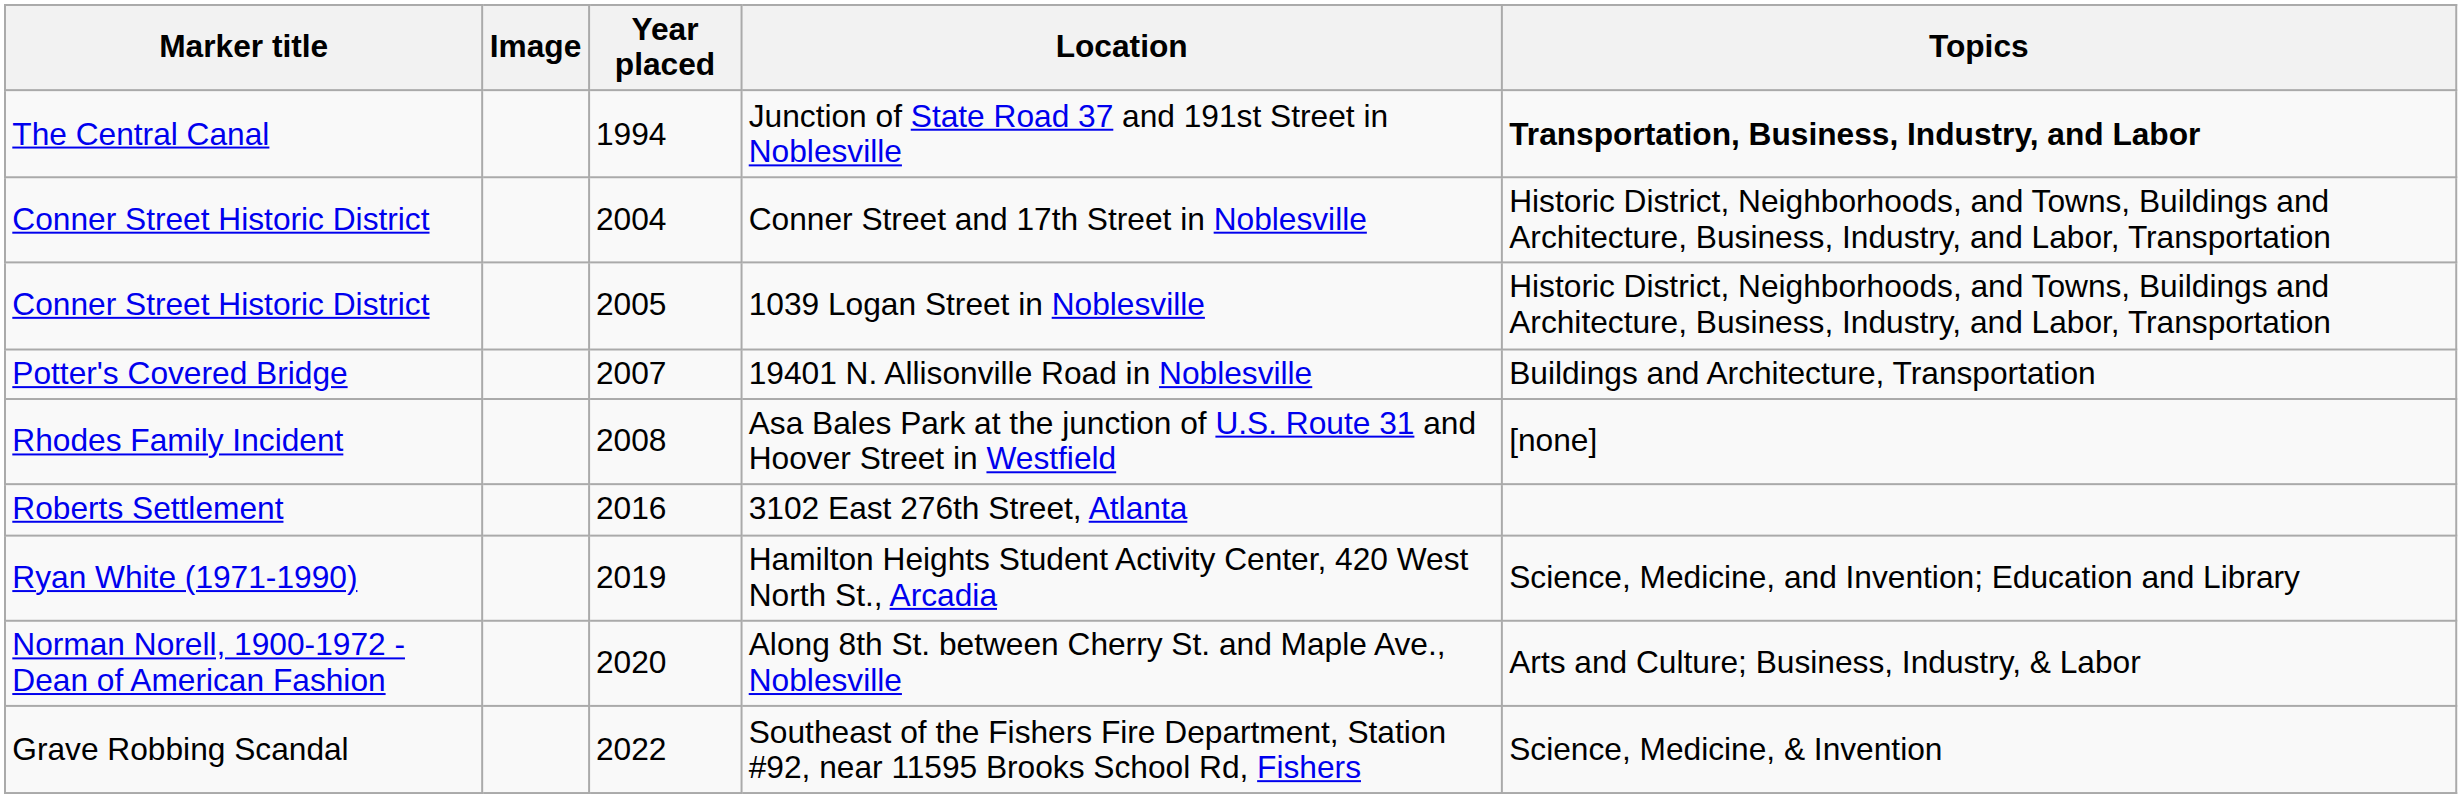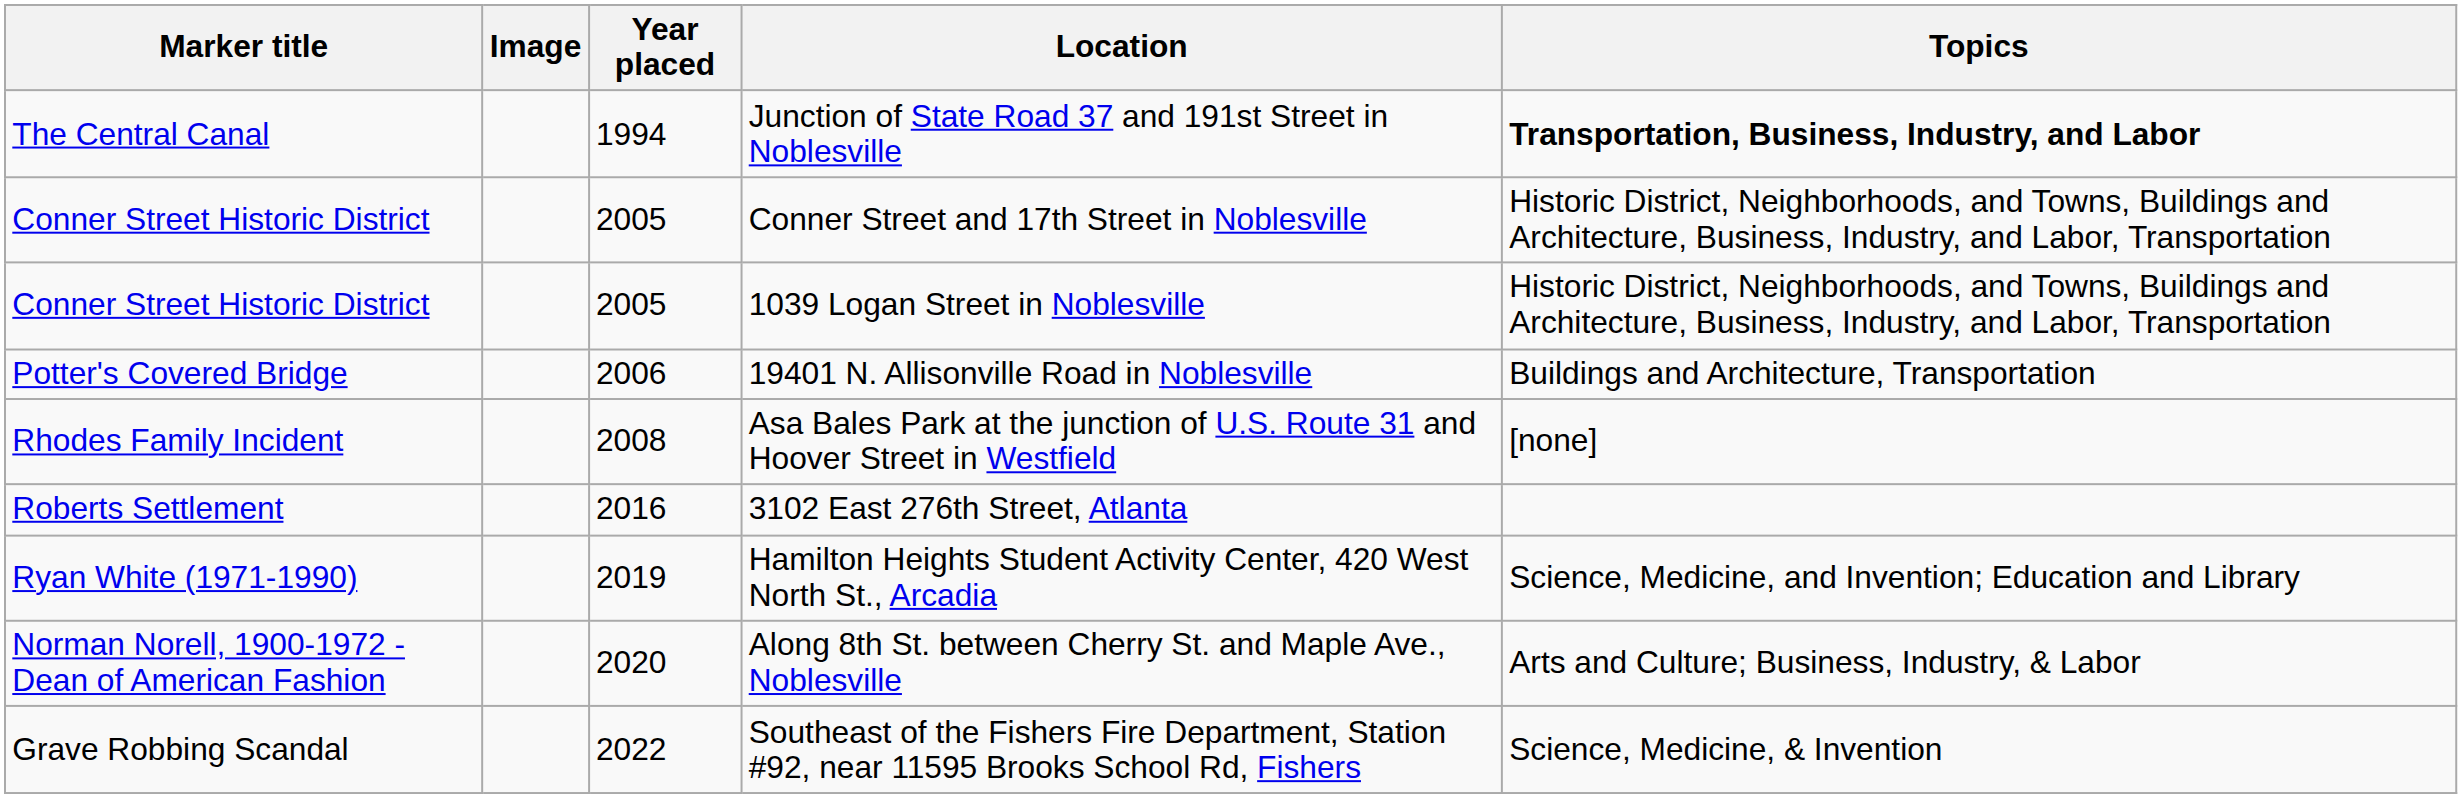(631, 219) 2004 -> (631, 219) 2005
(631, 373) 2007 -> (631, 373) 2006
